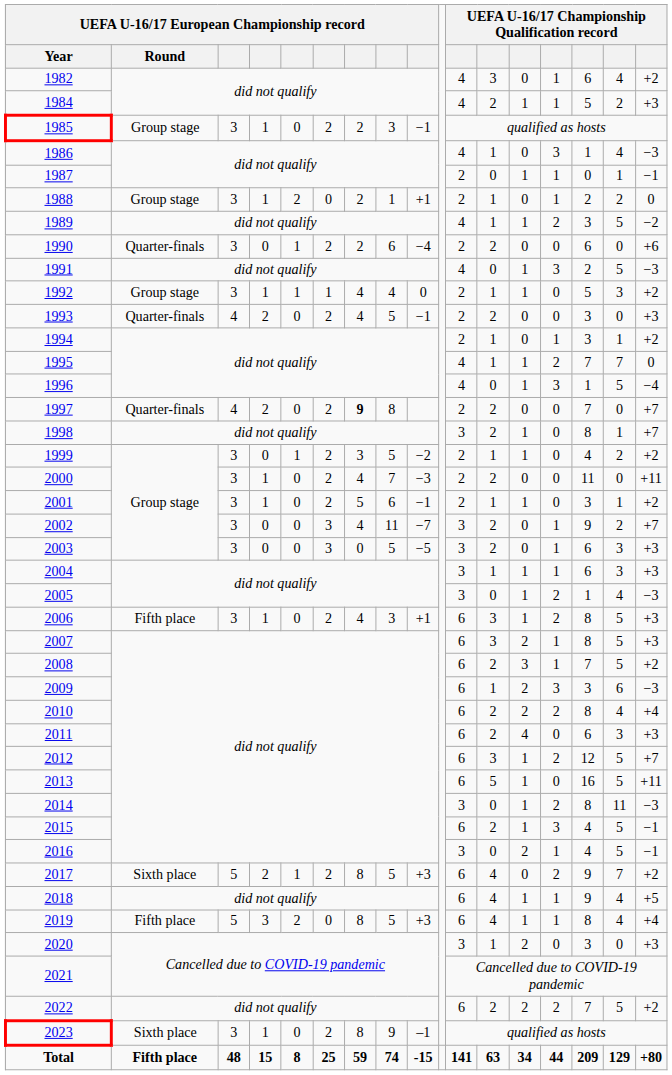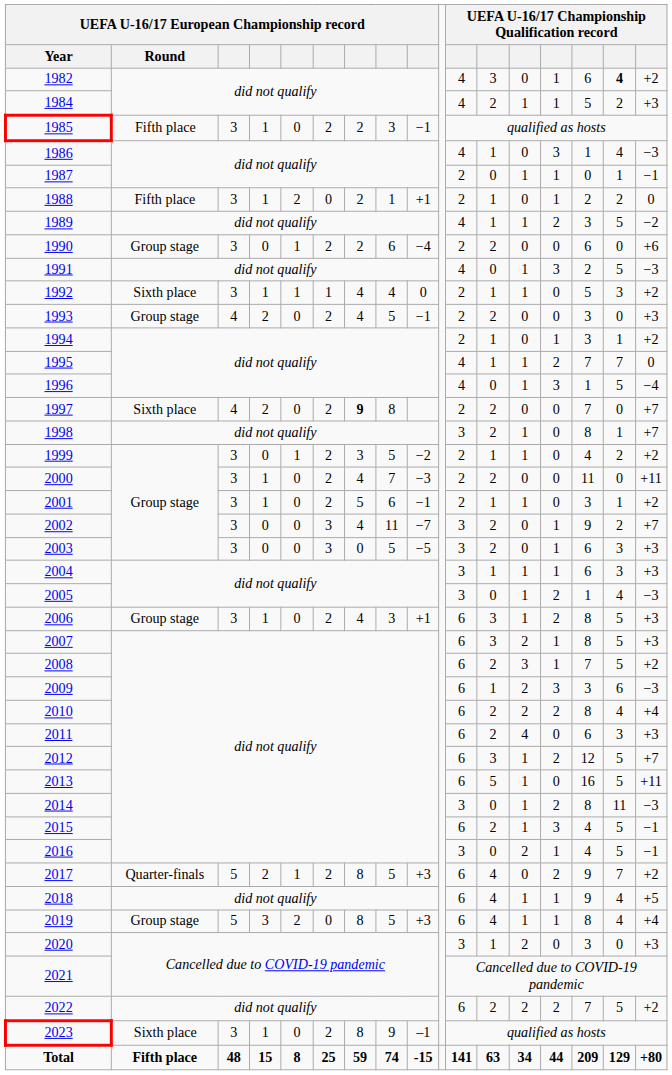(619, 79) normal -> (619, 79) bold
(165, 128) Group stage -> (165, 128) Fifth place
(165, 200) Group stage -> (165, 200) Fifth place
(165, 246) Quarter-finals -> (165, 246) Group stage
(165, 293) Group stage -> (165, 293) Sixth place
(165, 316) Quarter-finals -> (165, 316) Group stage
(165, 409) Quarter-finals -> (165, 409) Sixth place
(165, 618) Fifth place -> (165, 618) Group stage
(165, 875) Sixth place -> (165, 875) Quarter-finals
(165, 921) Fifth place -> (165, 921) Group stage
